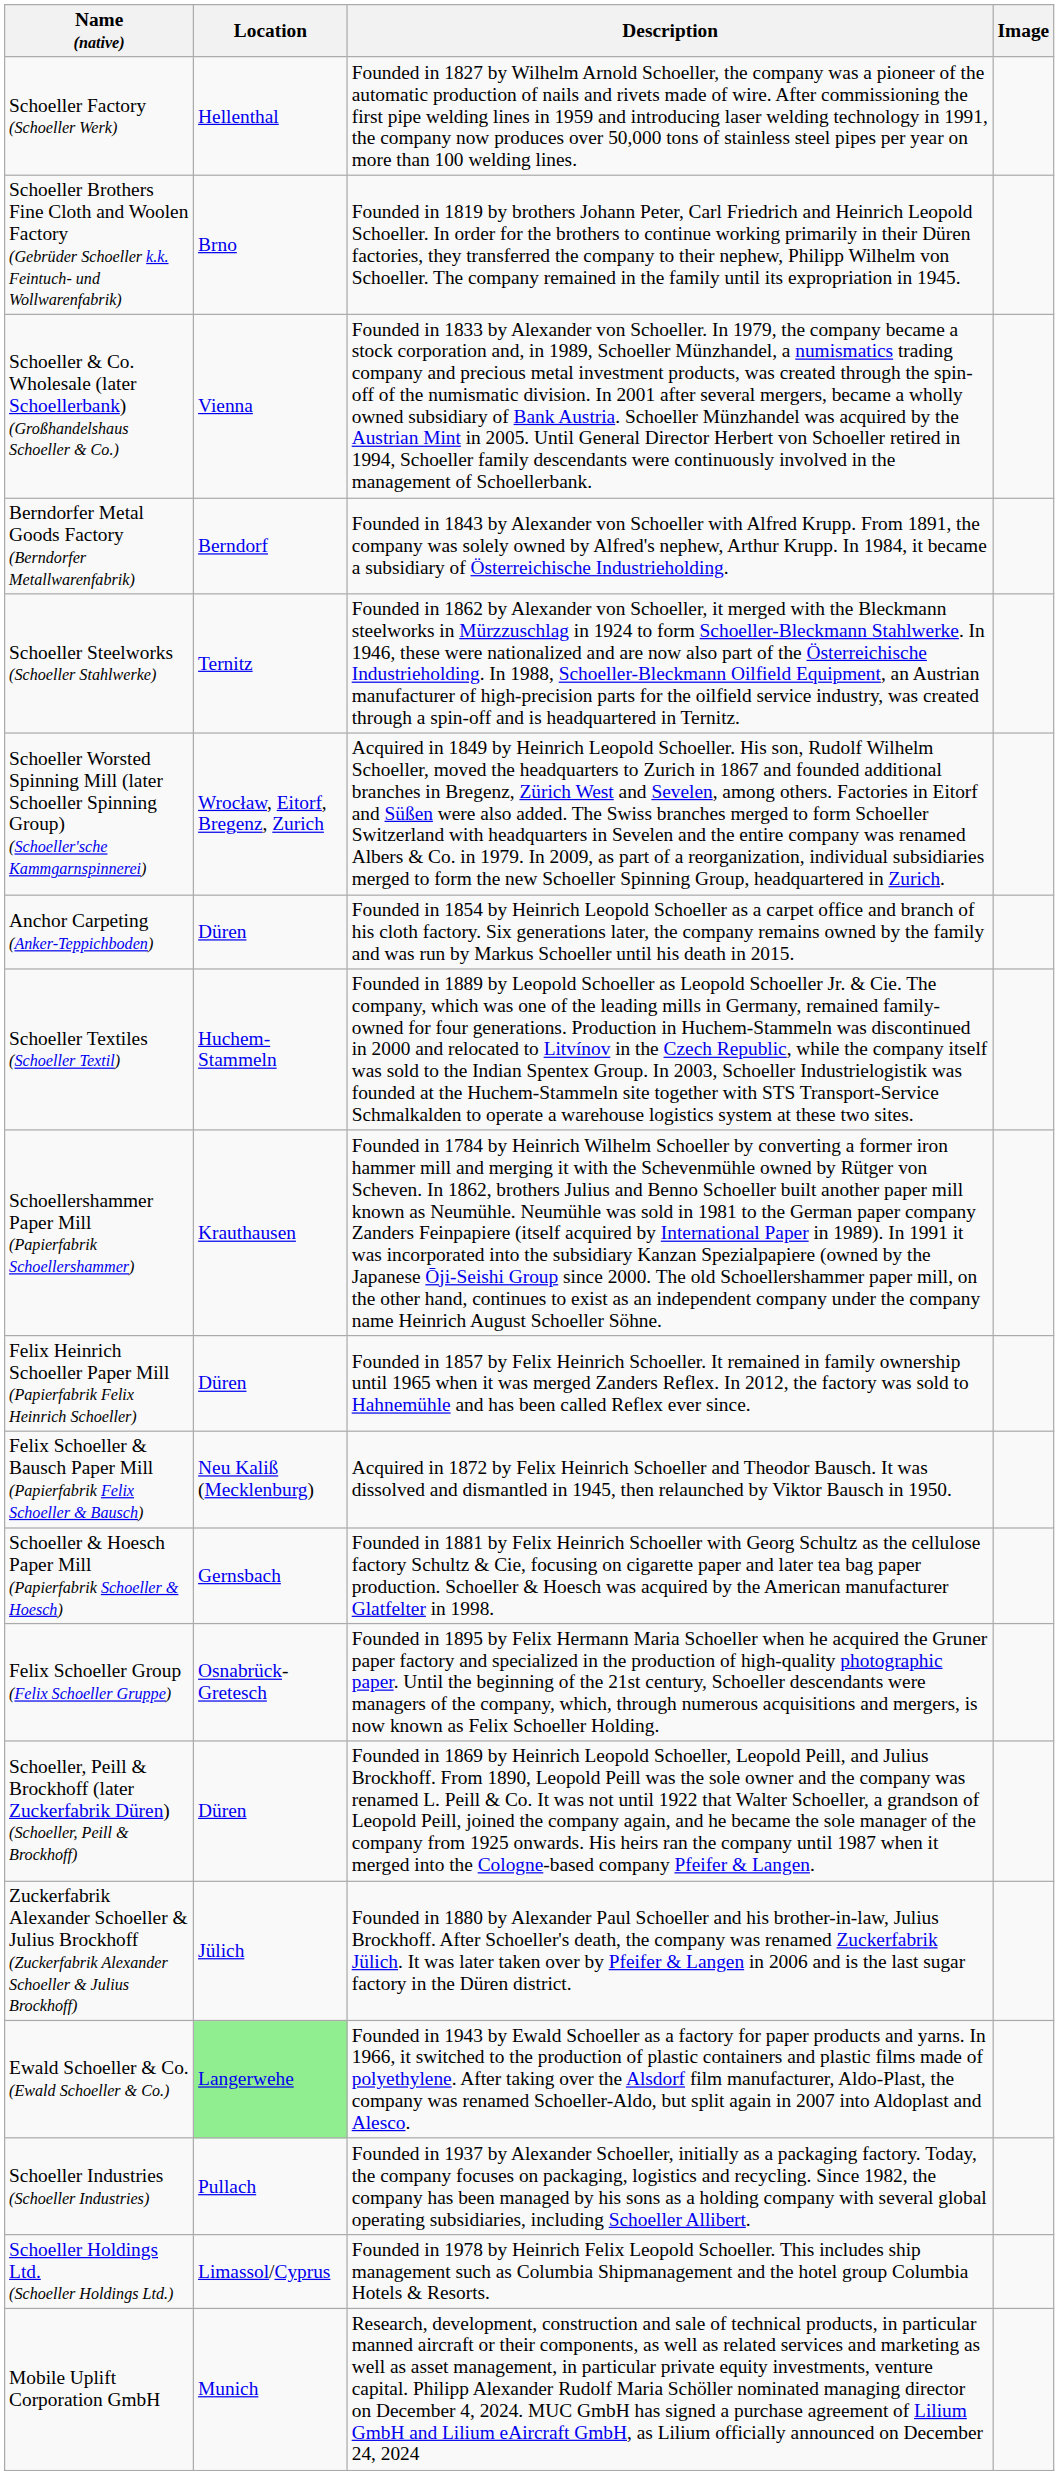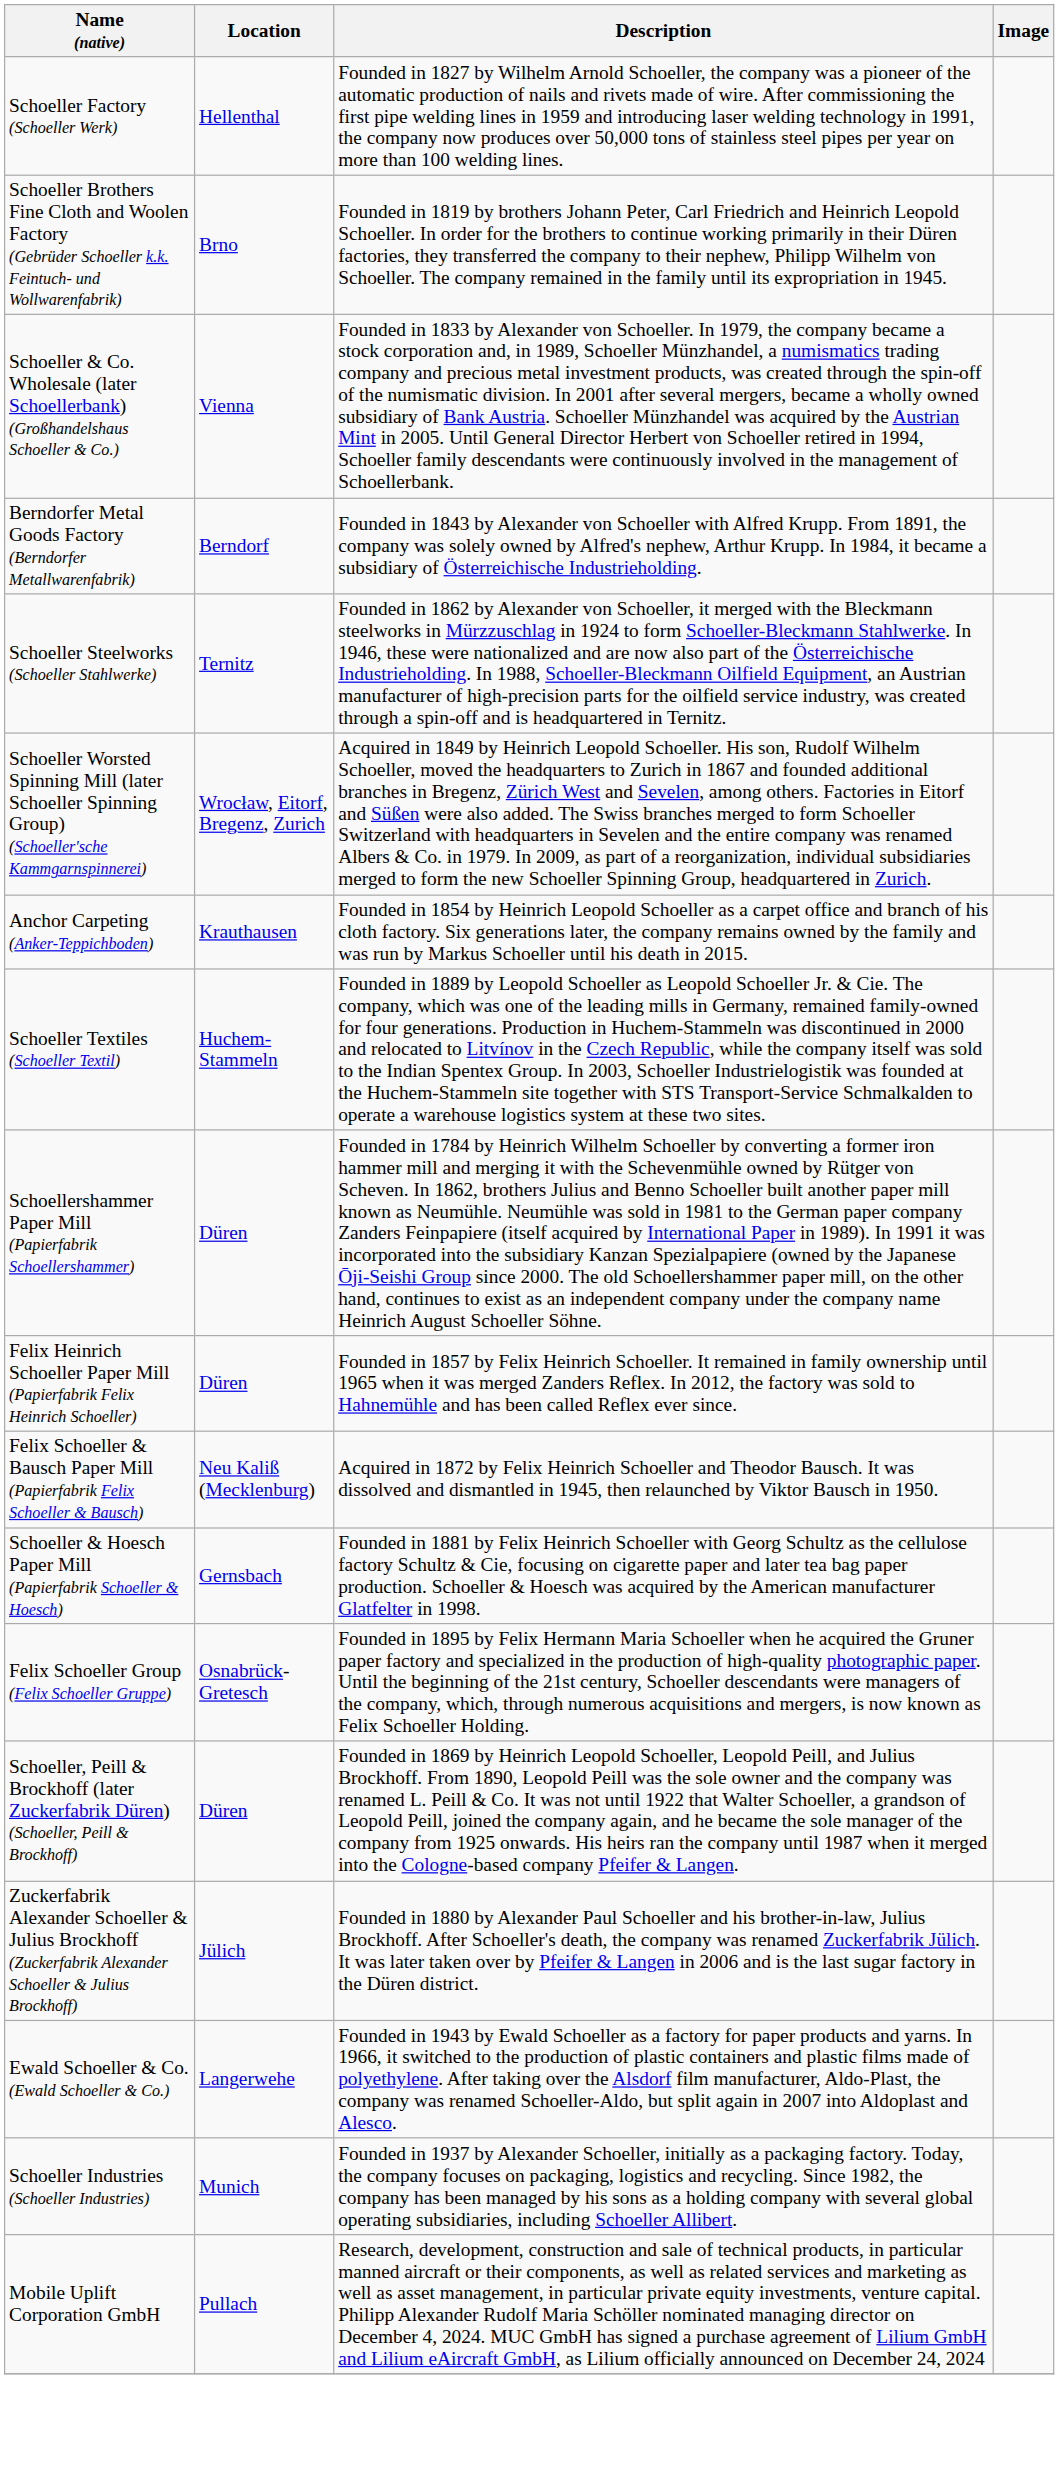(222, 931) Düren -> (248, 931) Krauthausen
(247, 1232) Krauthausen -> (223, 1232) Düren
(246, 2079) lightgreen background -> (247, 2079) no background
(227, 2186) Pullach -> (229, 2186) Munich
- row: (91, 2271)
(228, 2389) Munich -> (228, 2304) Pullach
